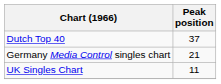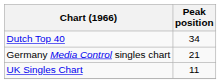(194, 39) 37 -> (194, 39) 34
